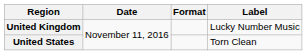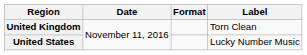(255, 27) Lucky Number Music -> (233, 27) Torn Clean
(233, 42) Torn Clean -> (255, 42) Lucky Number Music
